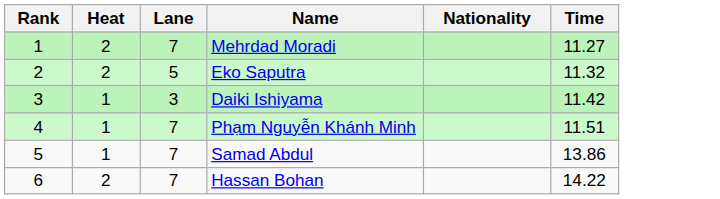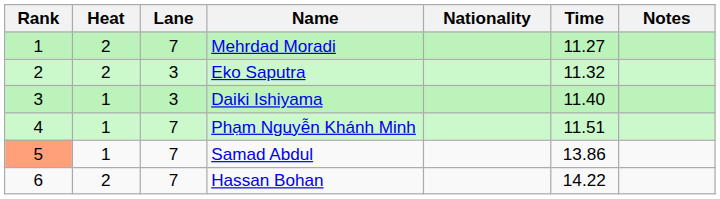+ column: (667, 19)
(173, 73) 5 -> (173, 73) 3
(584, 100) 11.42 -> (584, 100) 11.40
(38, 154) no background -> (38, 154) lightsalmon background
